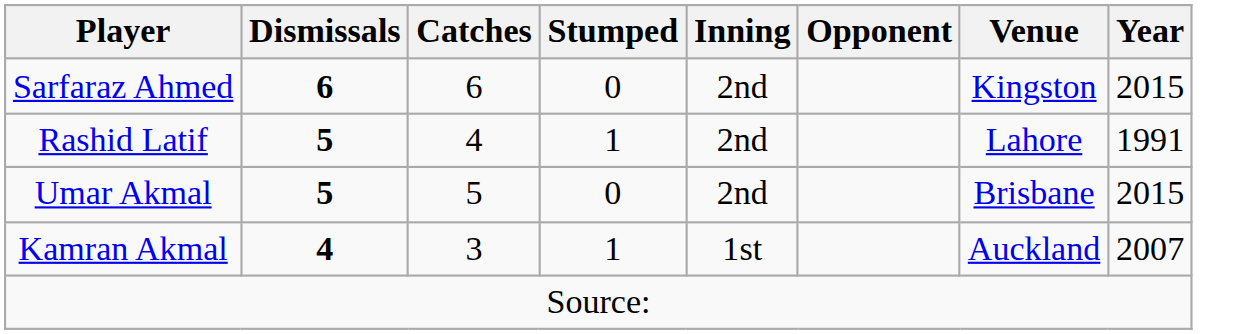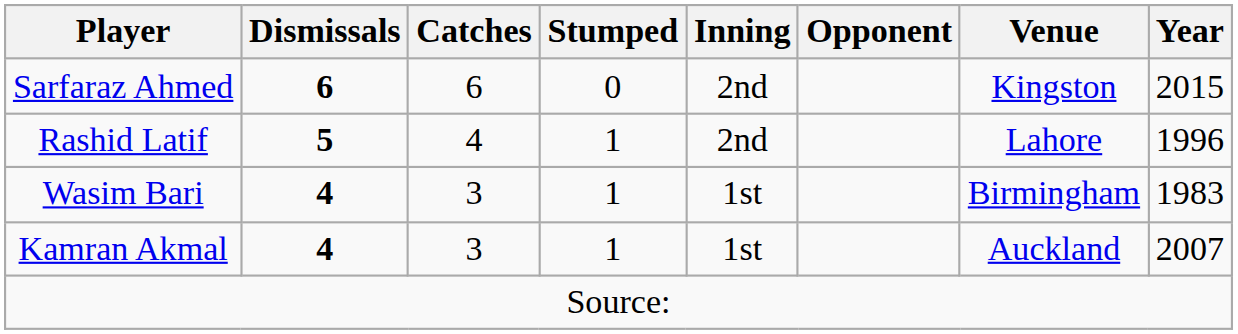(1150, 139) 1991 -> (1190, 139) 1996
- row: (123, 193)
+ row: (123, 193)
